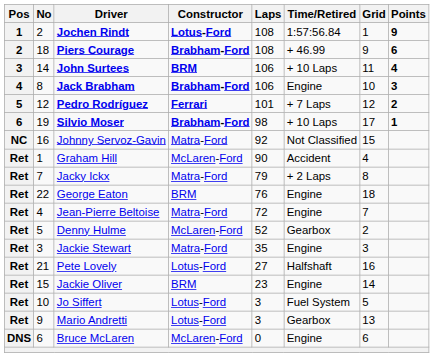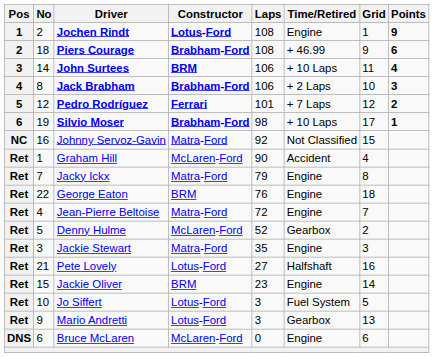(314, 32) 1:57:56.84 -> (304, 32) Engine
(304, 86) Engine -> (309, 86) + 2 Laps
(309, 176) + 2 Laps -> (304, 176) Engine
